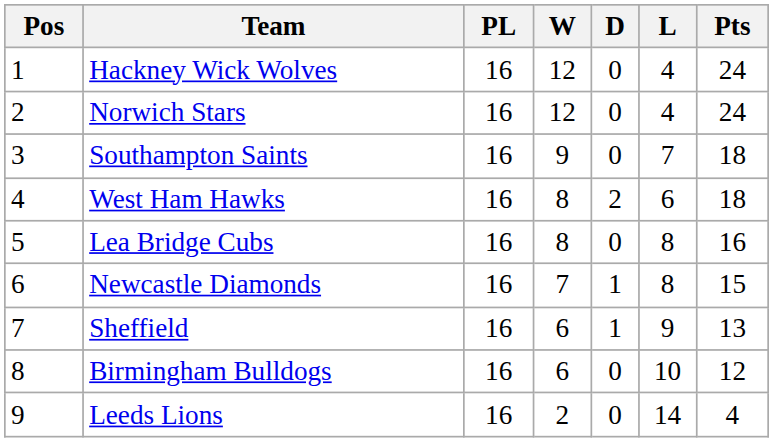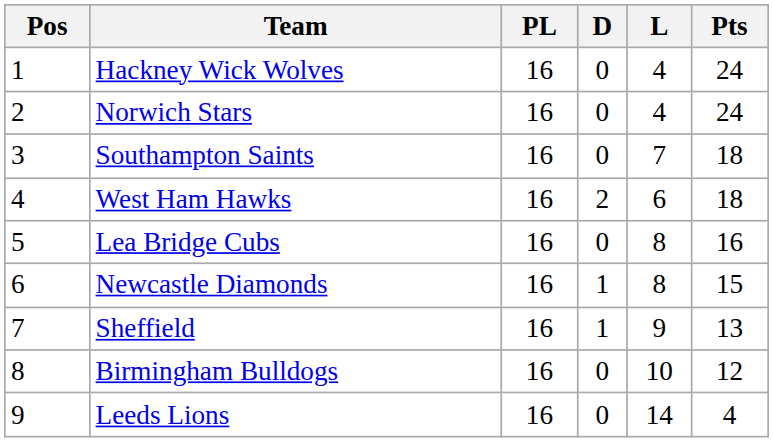- column: (562, 26)
